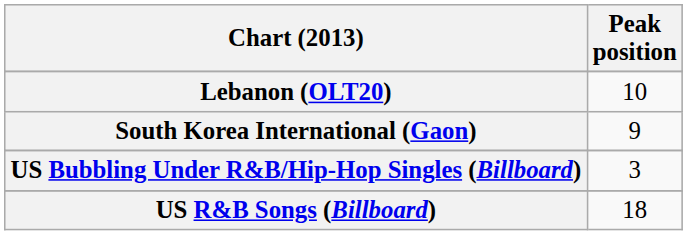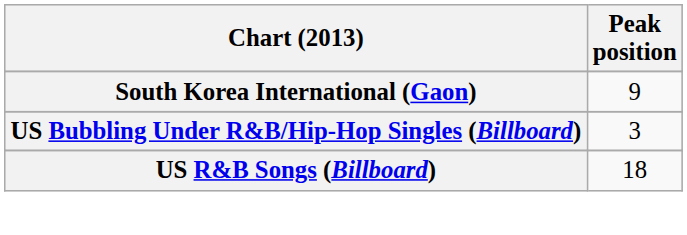- row: (296, 91)
